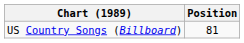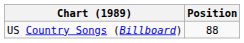(212, 30) 81 -> (212, 30) 88
